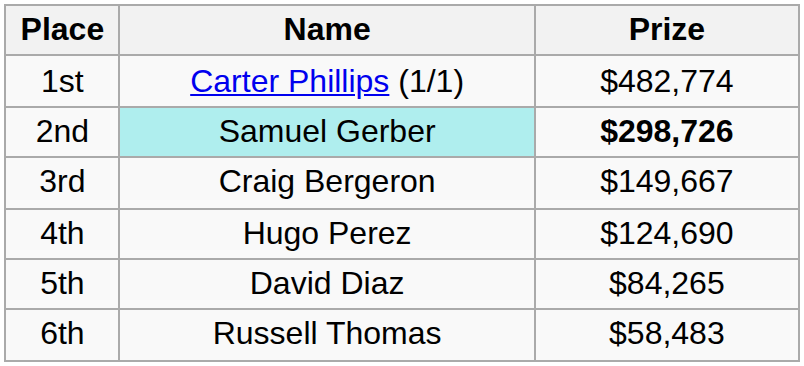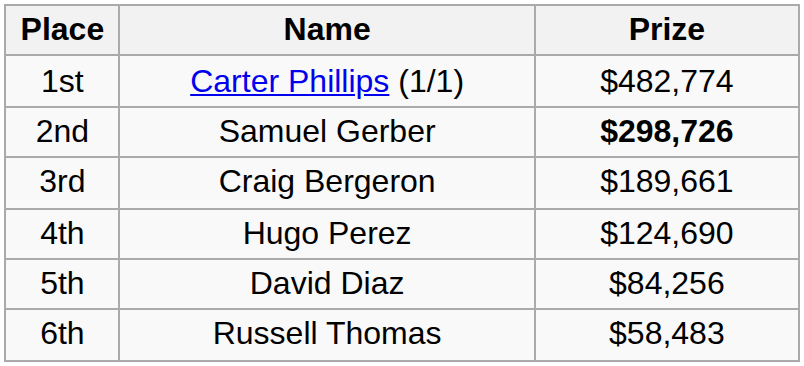(327, 131) paleturquoise background -> (327, 131) no background
(667, 182) $149,667 -> (667, 182) $189,661
(667, 283) $84,265 -> (667, 283) $84,256
